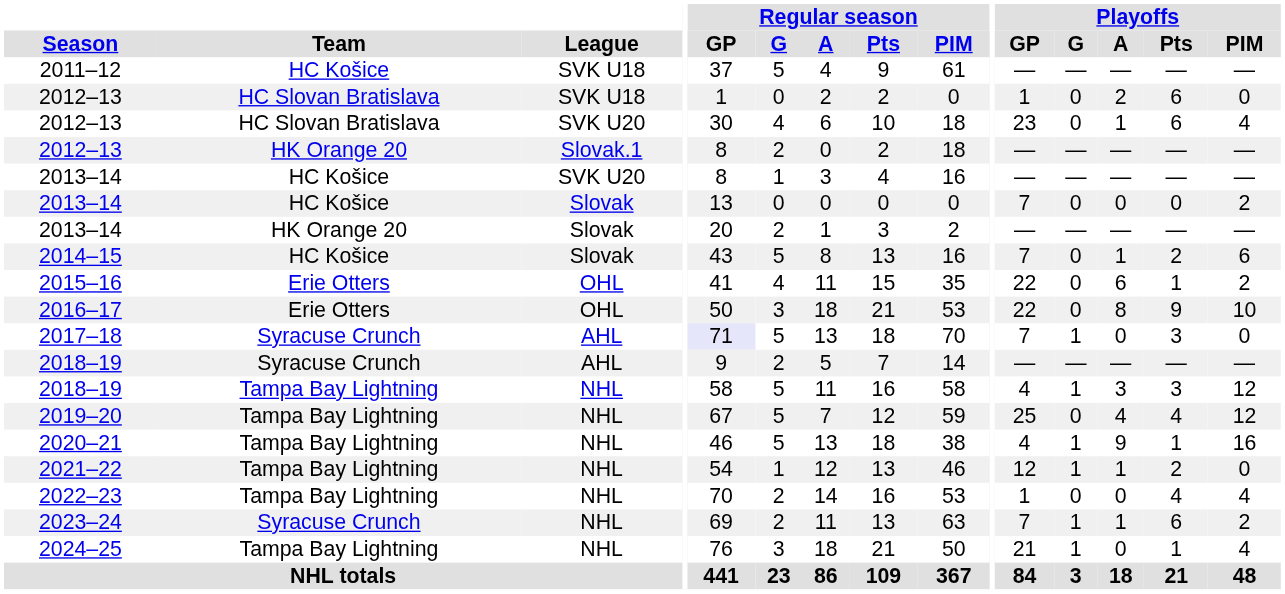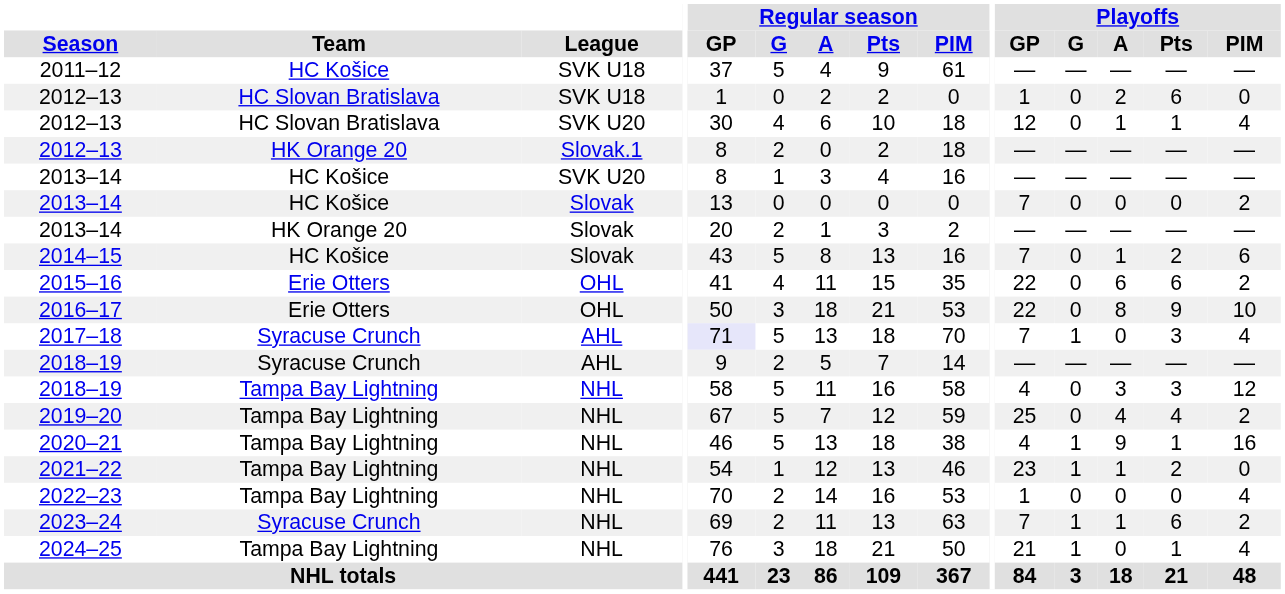(1025, 123) 23 -> (1025, 123) 12
(1176, 123) 6 -> (1176, 123) 1
(1176, 283) 1 -> (1176, 283) 6
(1244, 336) 0 -> (1244, 336) 4
(1076, 389) 1 -> (1076, 389) 0
(1245, 416) 12 -> (1244, 416) 2
(1025, 469) 12 -> (1025, 469) 23
(1176, 495) 4 -> (1176, 495) 0
